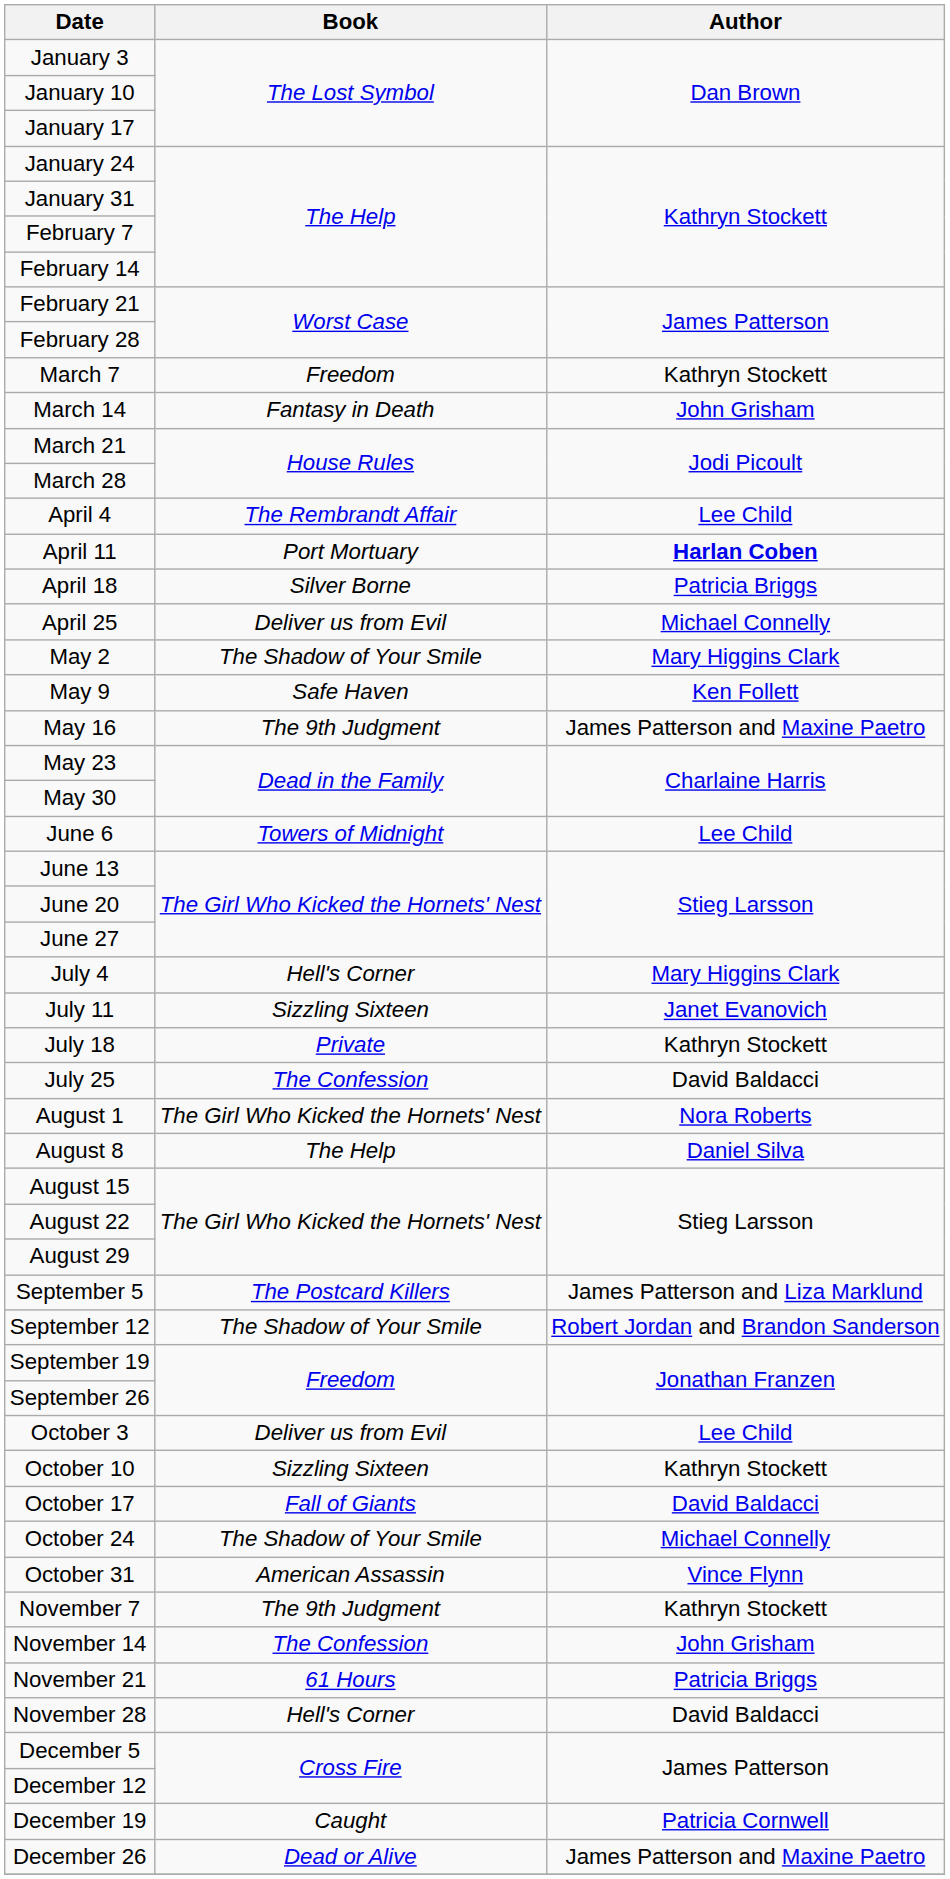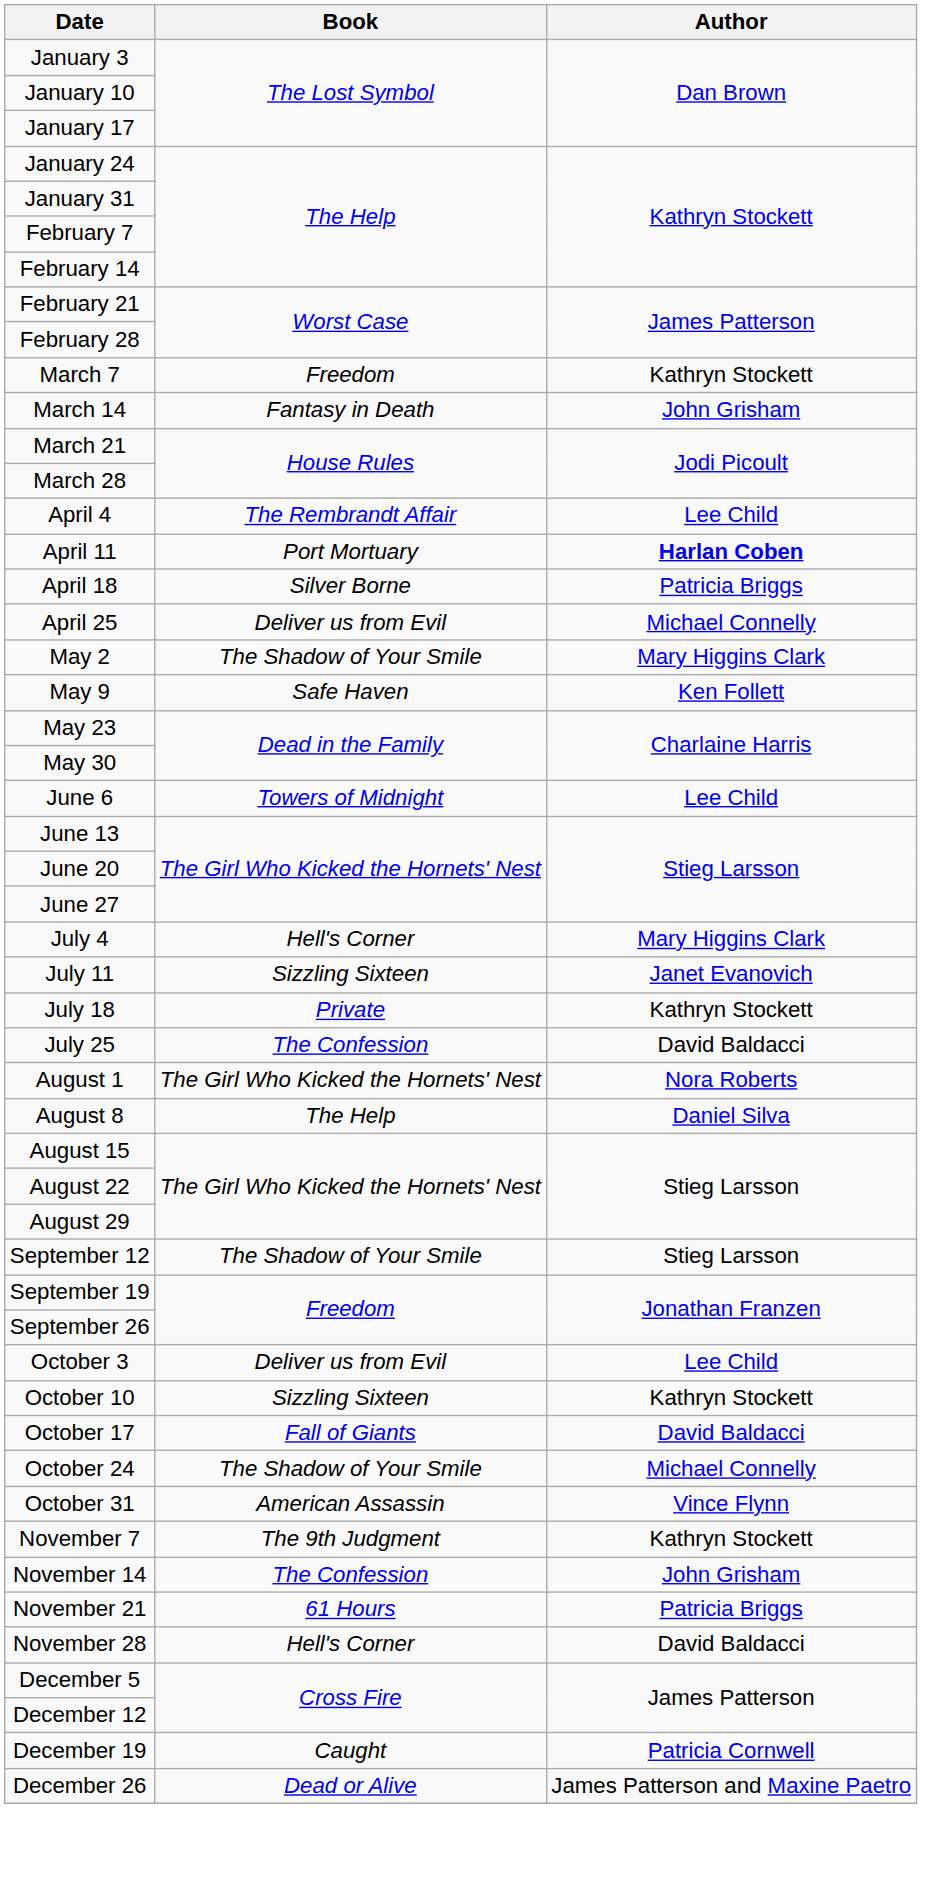- row: (80, 727)
- row: (80, 1291)
(745, 1327) Robert Jordan and Brandon Sanderson -> (731, 1256) Stieg Larsson
